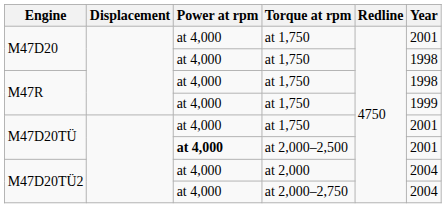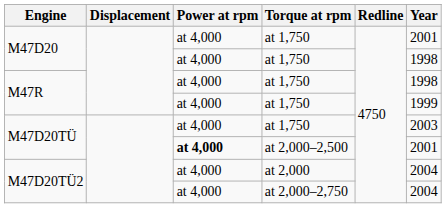(424, 125) 2001 -> (424, 125) 2003
